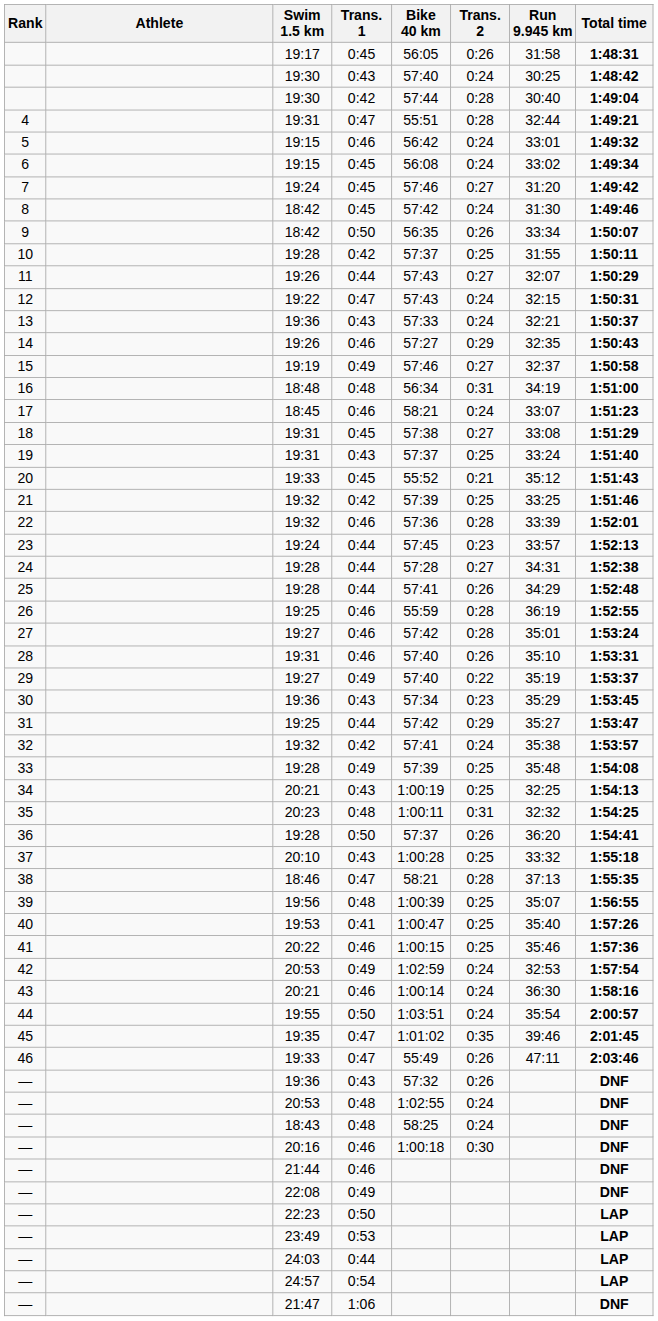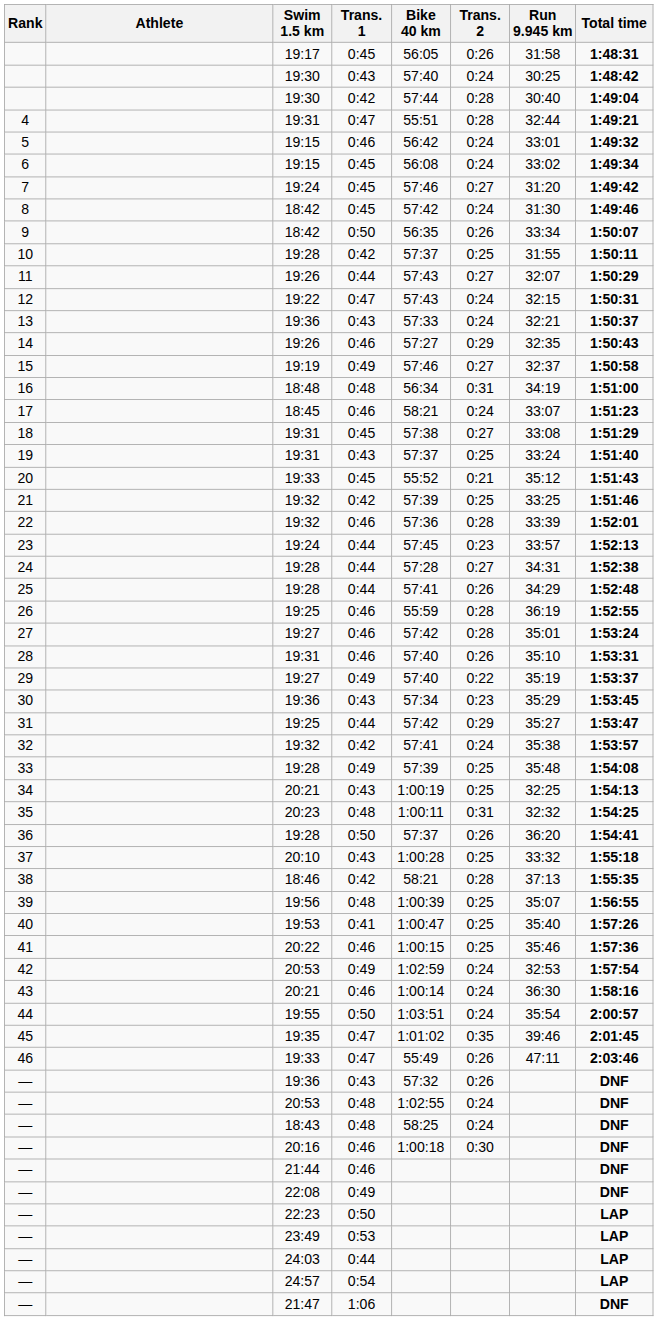(362, 880) 0:47 -> (362, 880) 0:42
